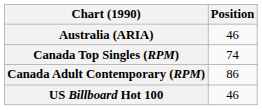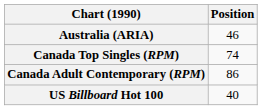(233, 94) 46 -> (233, 94) 40
